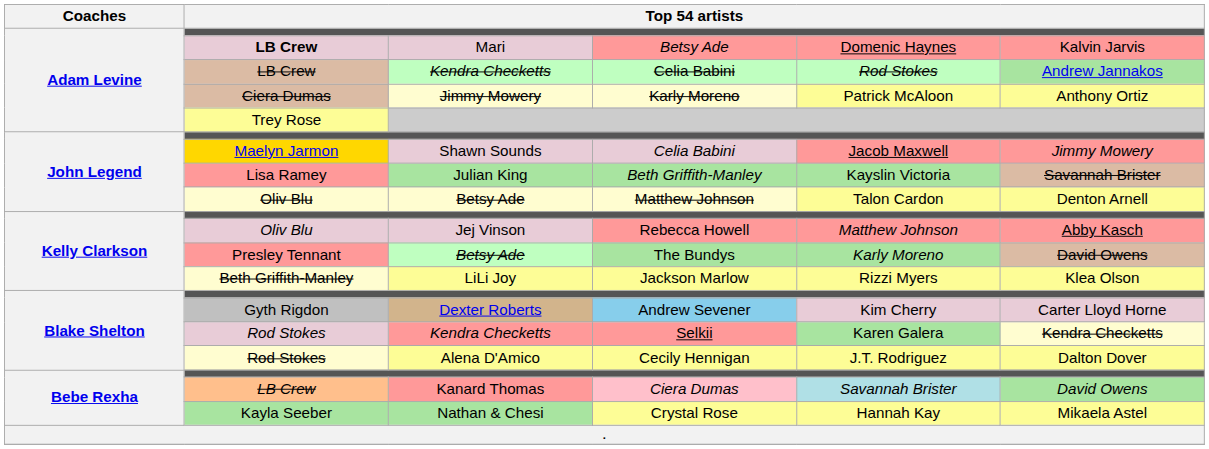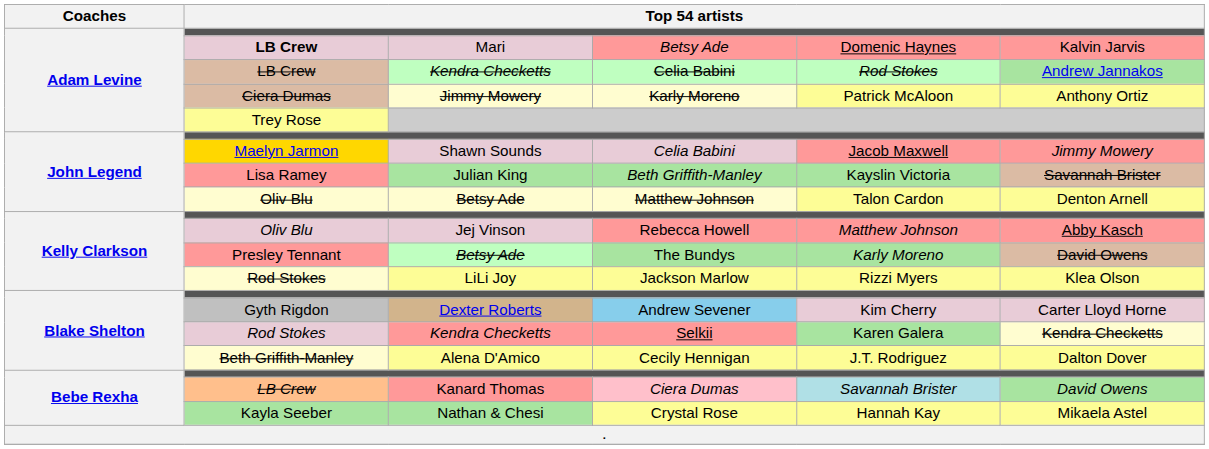(286, 278) Beth Griffith-Manley -> (286, 278) Rod Stokes
(286, 357) Rod Stokes -> (286, 357) Beth Griffith-Manley
